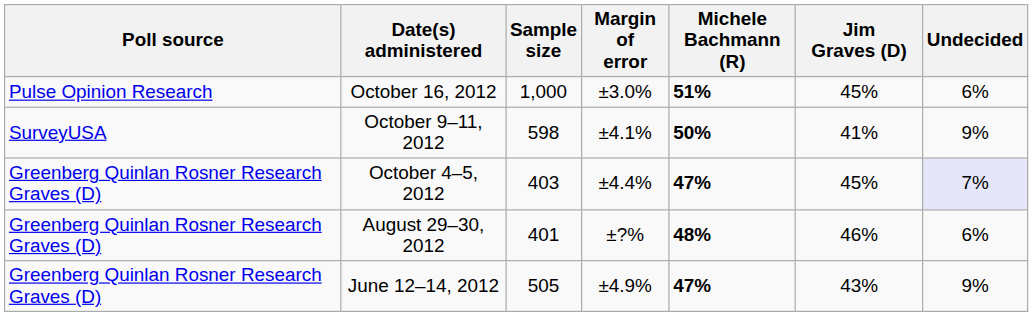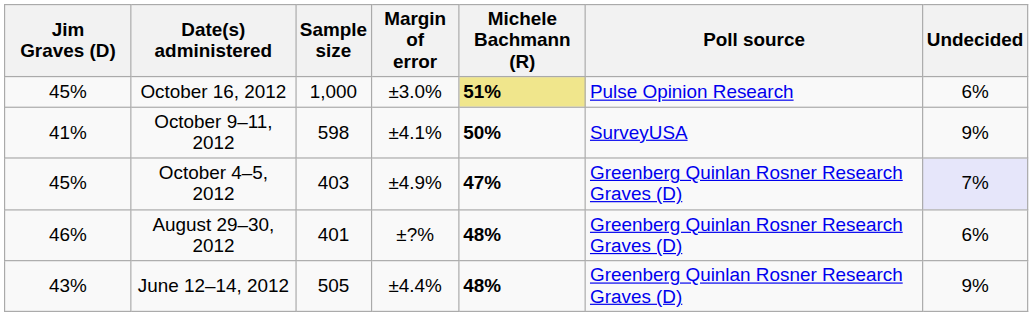columns swapped: (173, 40) <-> (859, 40)
(692, 91) no background -> (482, 91) khaki background
(625, 183) ±4.4% -> (415, 183) ±4.9%
(625, 286) ±4.9% -> (415, 286) ±4.4%
(692, 286) 47% -> (482, 286) 48%
